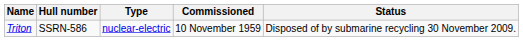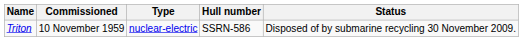columns swapped: (68, 12) <-> (218, 12)
